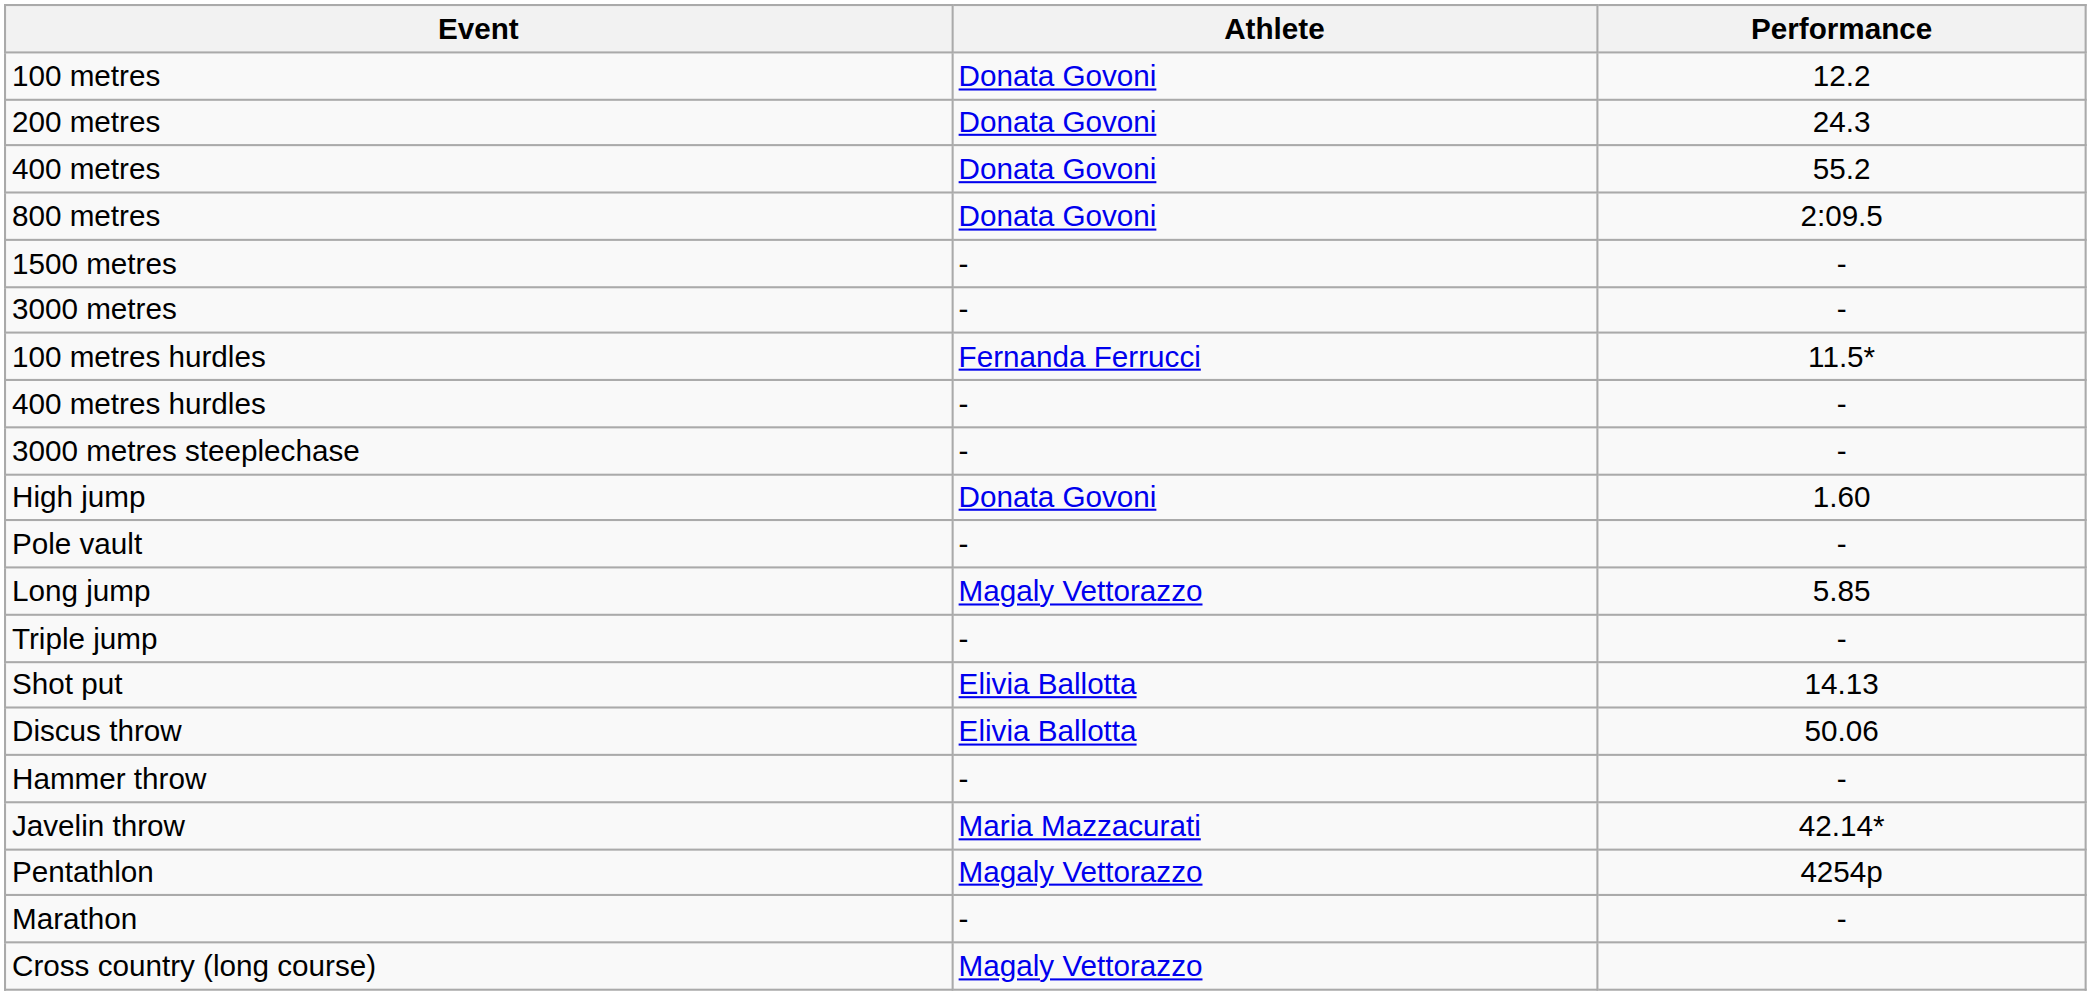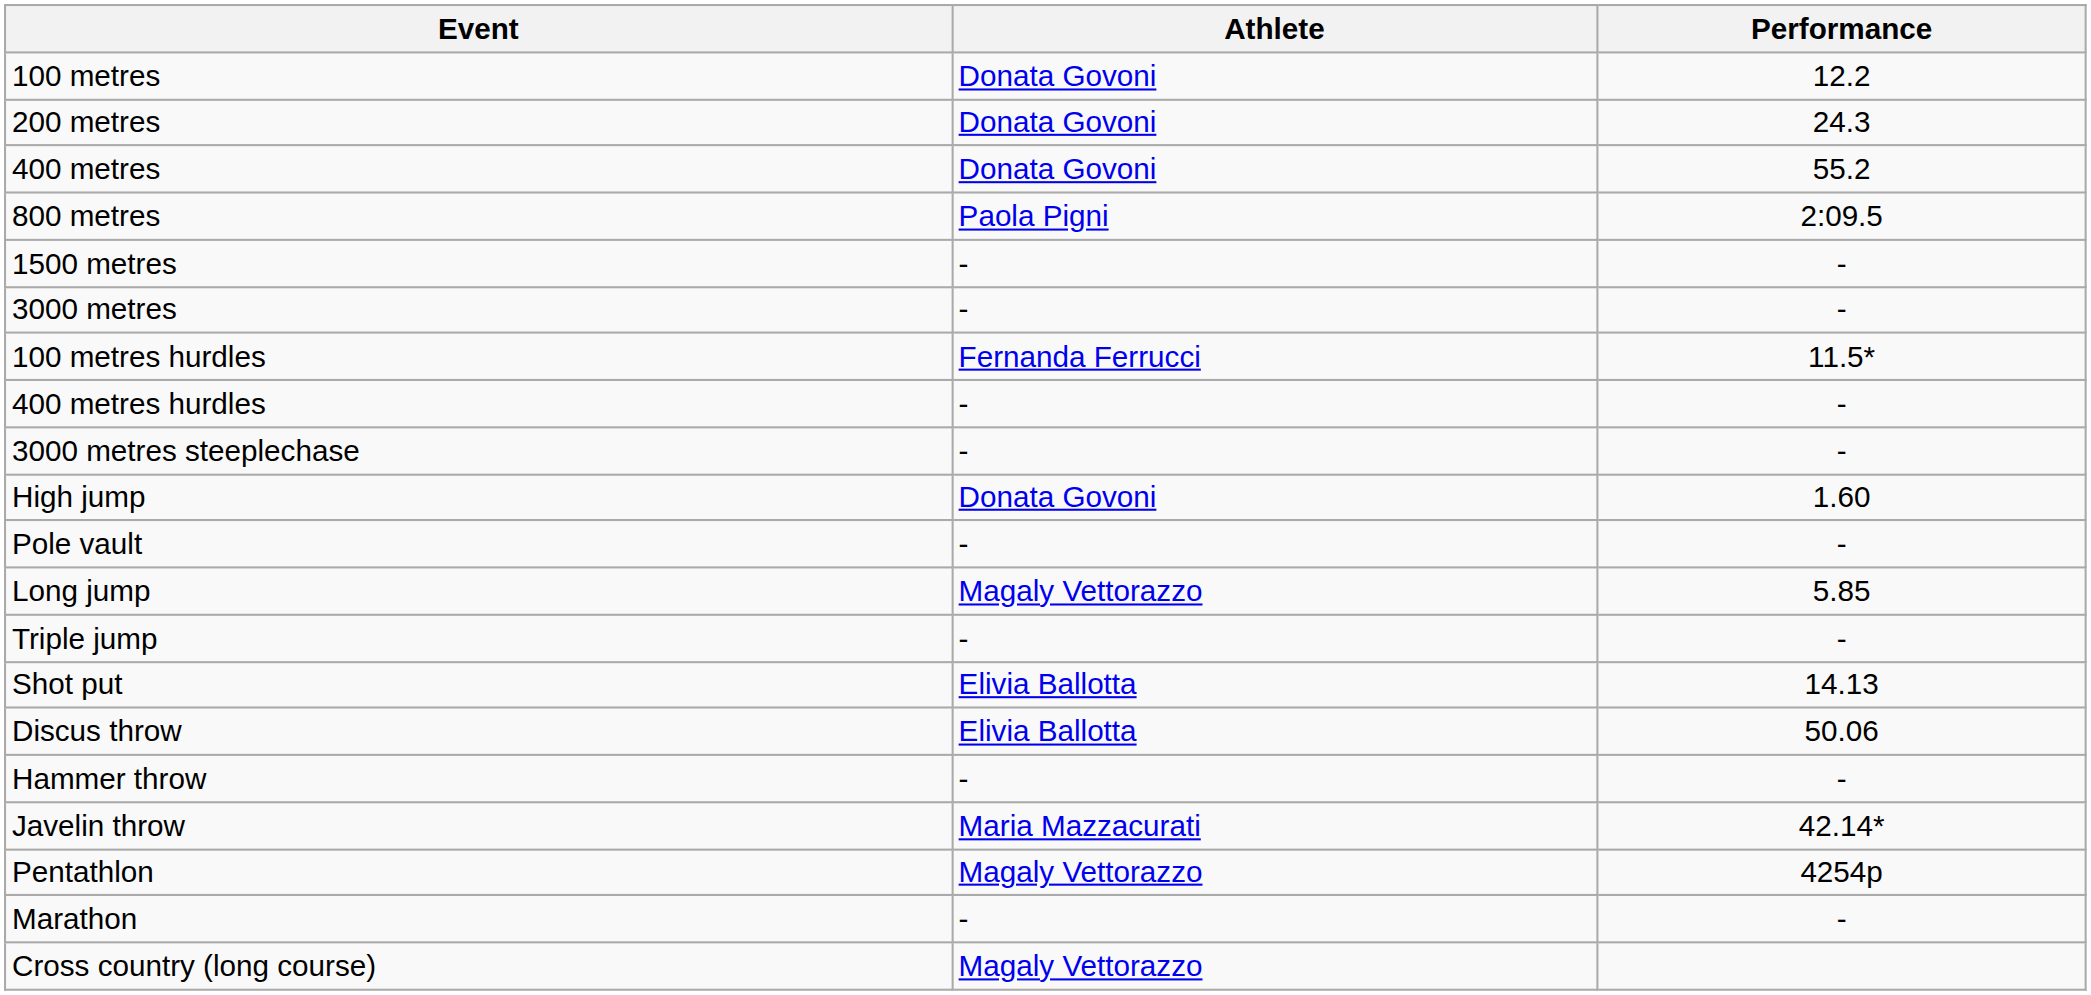(1057, 216) Donata Govoni -> (1034, 216) Paola Pigni
